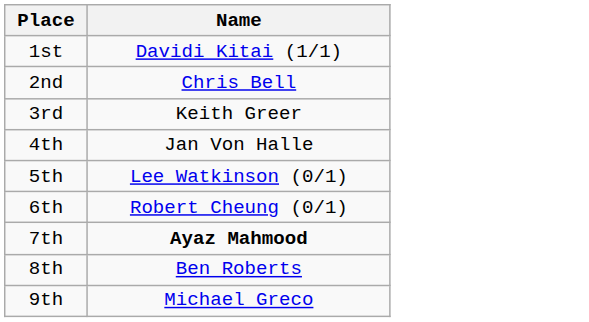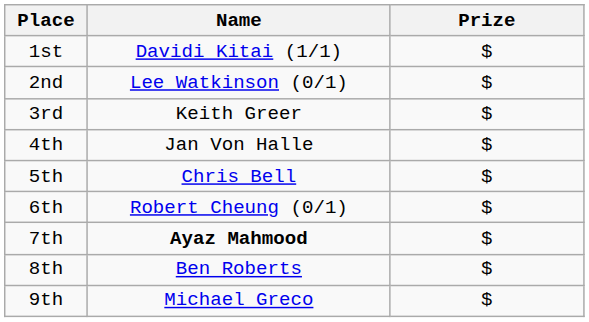+ column: (487, 20)
(239, 83) Chris Bell -> (239, 83) Lee Watkinson (0/1)
(239, 176) Lee Watkinson (0/1) -> (239, 176) Chris Bell
